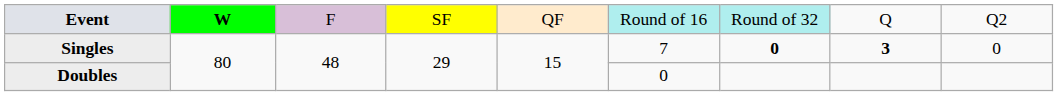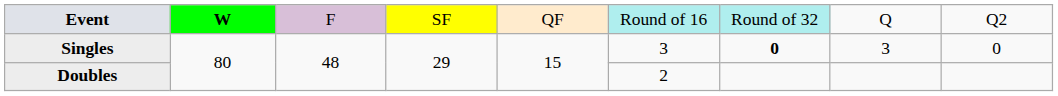(664, 47) 7 -> (664, 47) 3
(886, 47) bold -> (886, 47) normal
(664, 76) 0 -> (664, 76) 2
